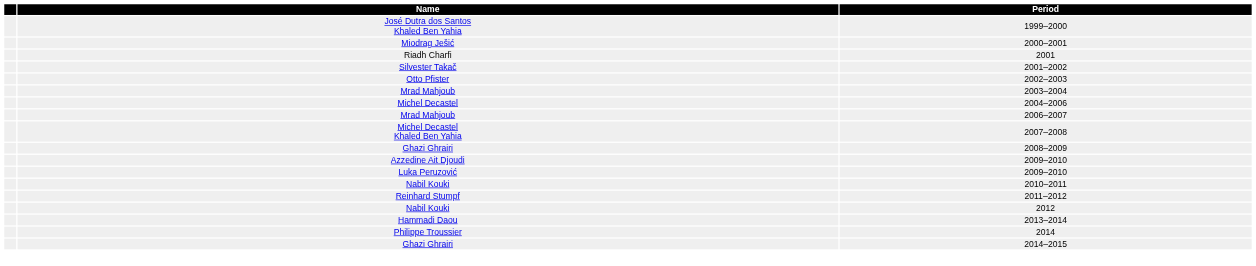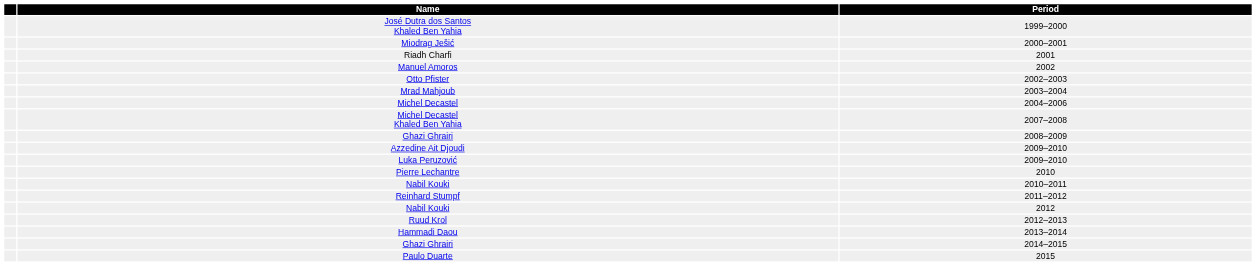- row: (428, 67)
+ row: (428, 67)
- row: (428, 115)
+ row: (428, 172)
+ row: (428, 220)
- row: (428, 232)
+ row: (428, 256)
